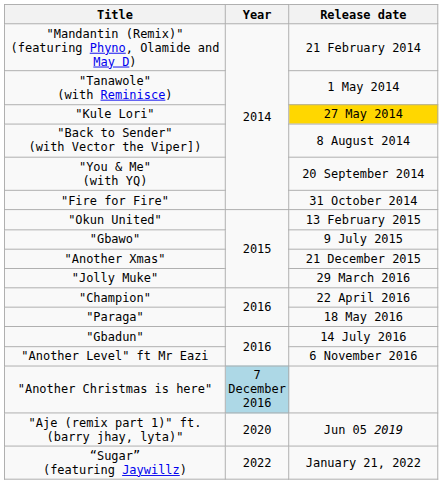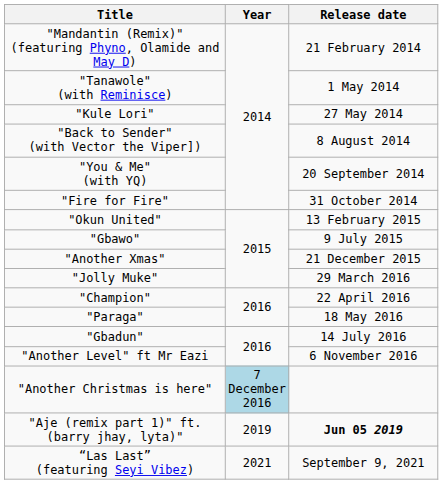(363, 114) gold background -> (363, 114) no background
(257, 430) 2020 -> (257, 430) 2019
(363, 430) normal -> (363, 430) bold
+ row: (115, 463)
- row: (115, 463)
